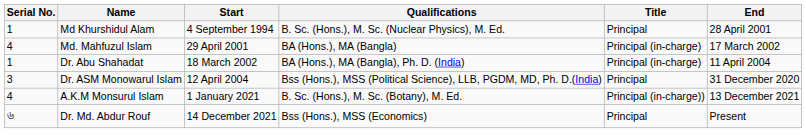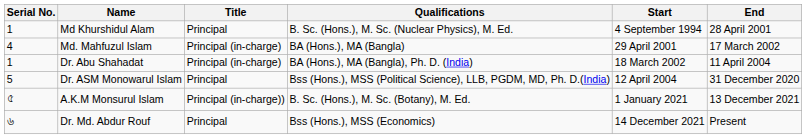columns swapped: (656, 12) <-> (232, 12)
(10, 79) 3 -> (10, 79) 5
(10, 96) 4 -> (10, 99) ৫
